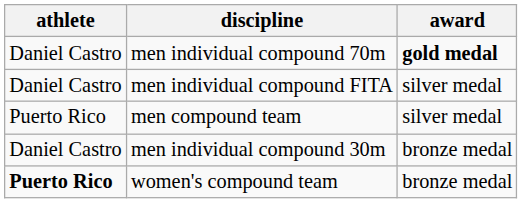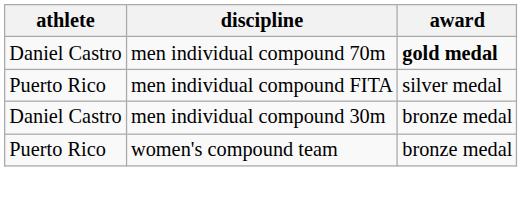(65, 85) Daniel Castro -> (58, 85) Puerto Rico
- row: (216, 117)
(61, 181) bold -> (58, 149) normal
